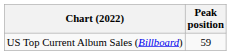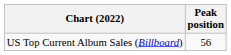(206, 42) 59 -> (206, 42) 56
